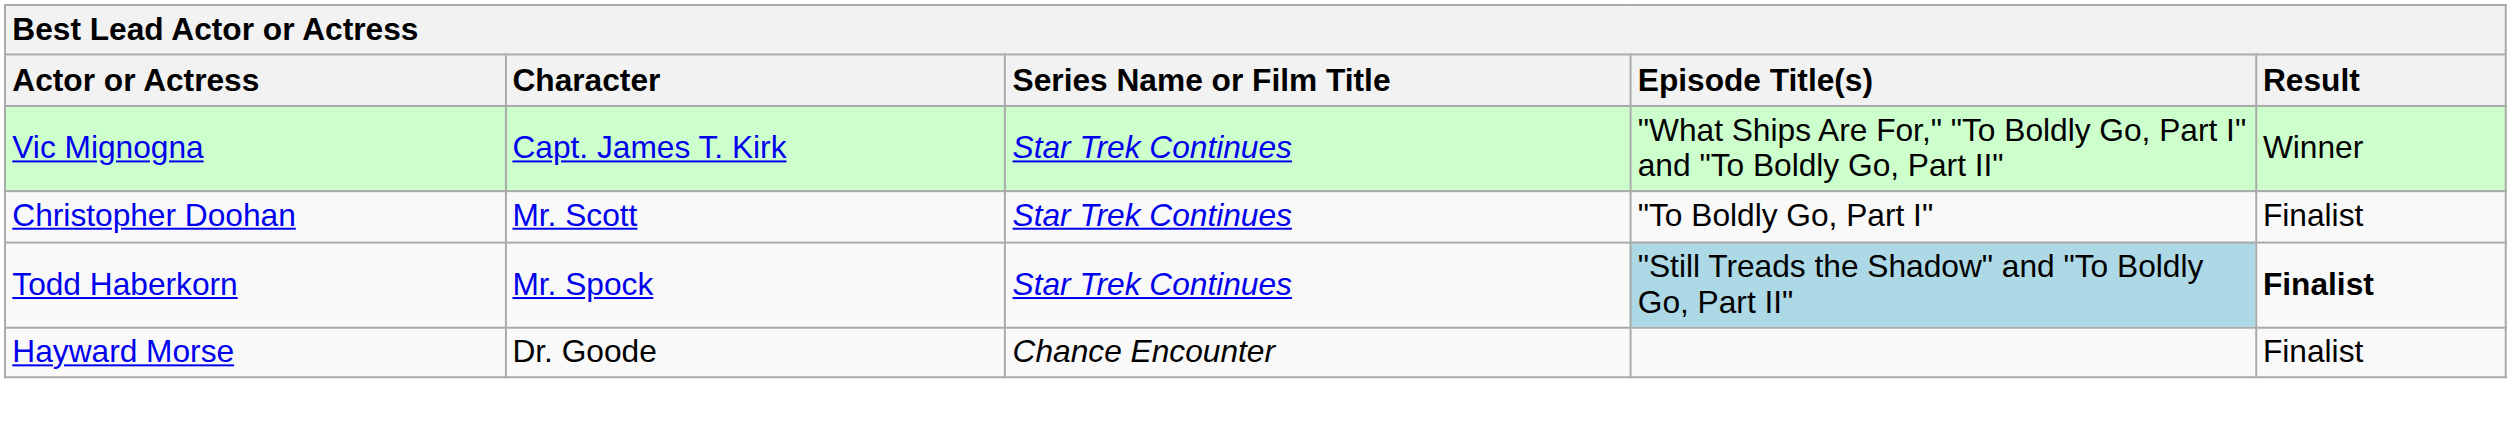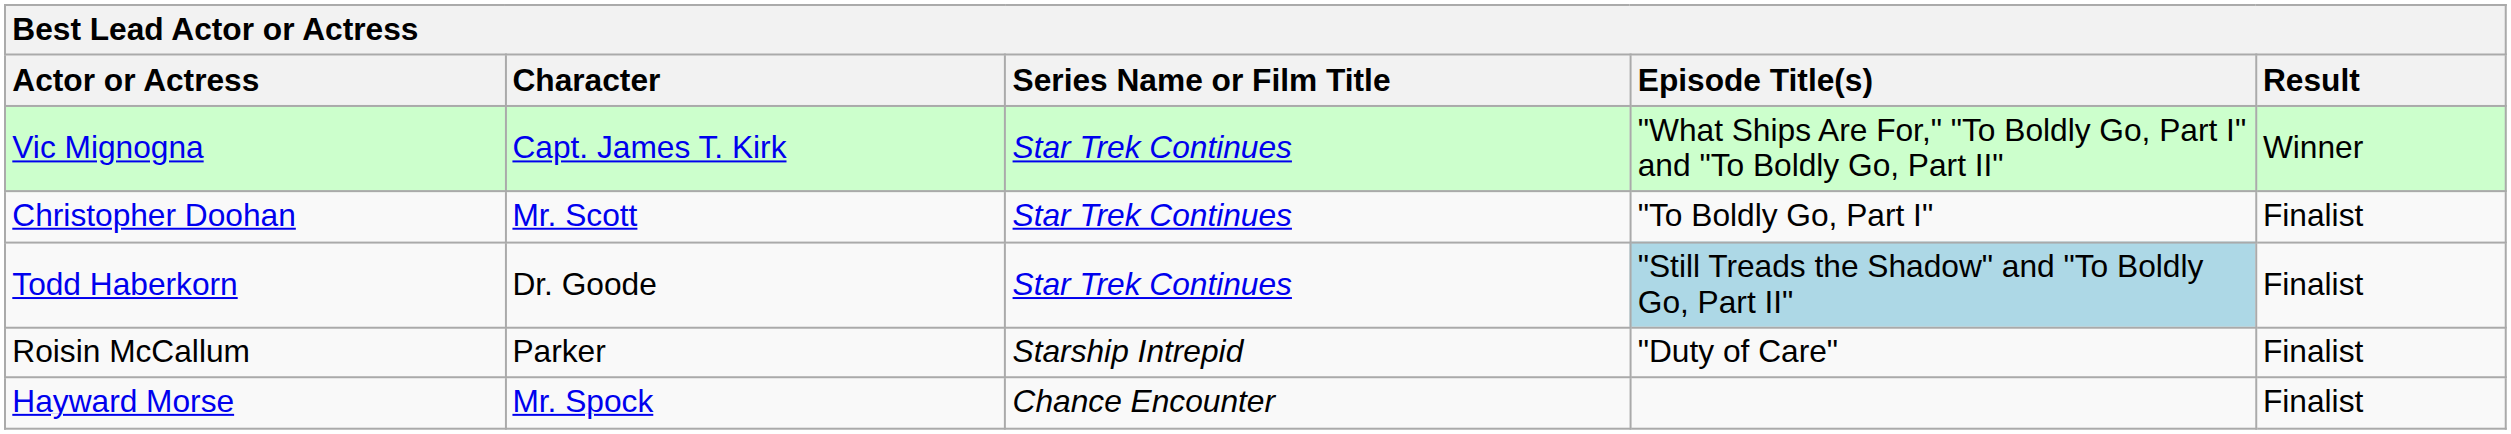(583, 284) Mr. Spock -> (585, 284) Dr. Goode
(2318, 284) bold -> (2313, 284) normal
+ row: (131, 352)
(585, 352) Dr. Goode -> (583, 402) Mr. Spock
